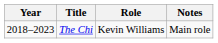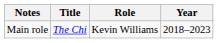columns swapped: (31, 12) <-> (190, 12)
